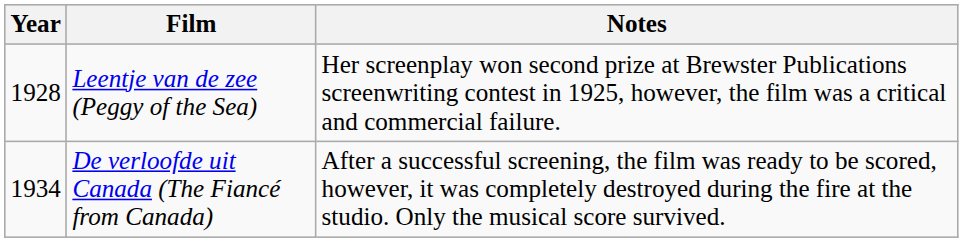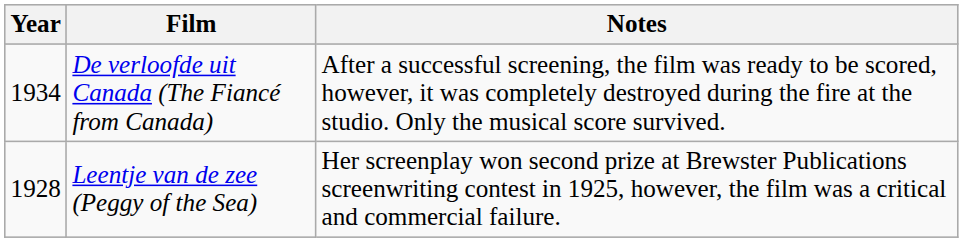rows swapped: (165, 92) <-> (176, 188)
